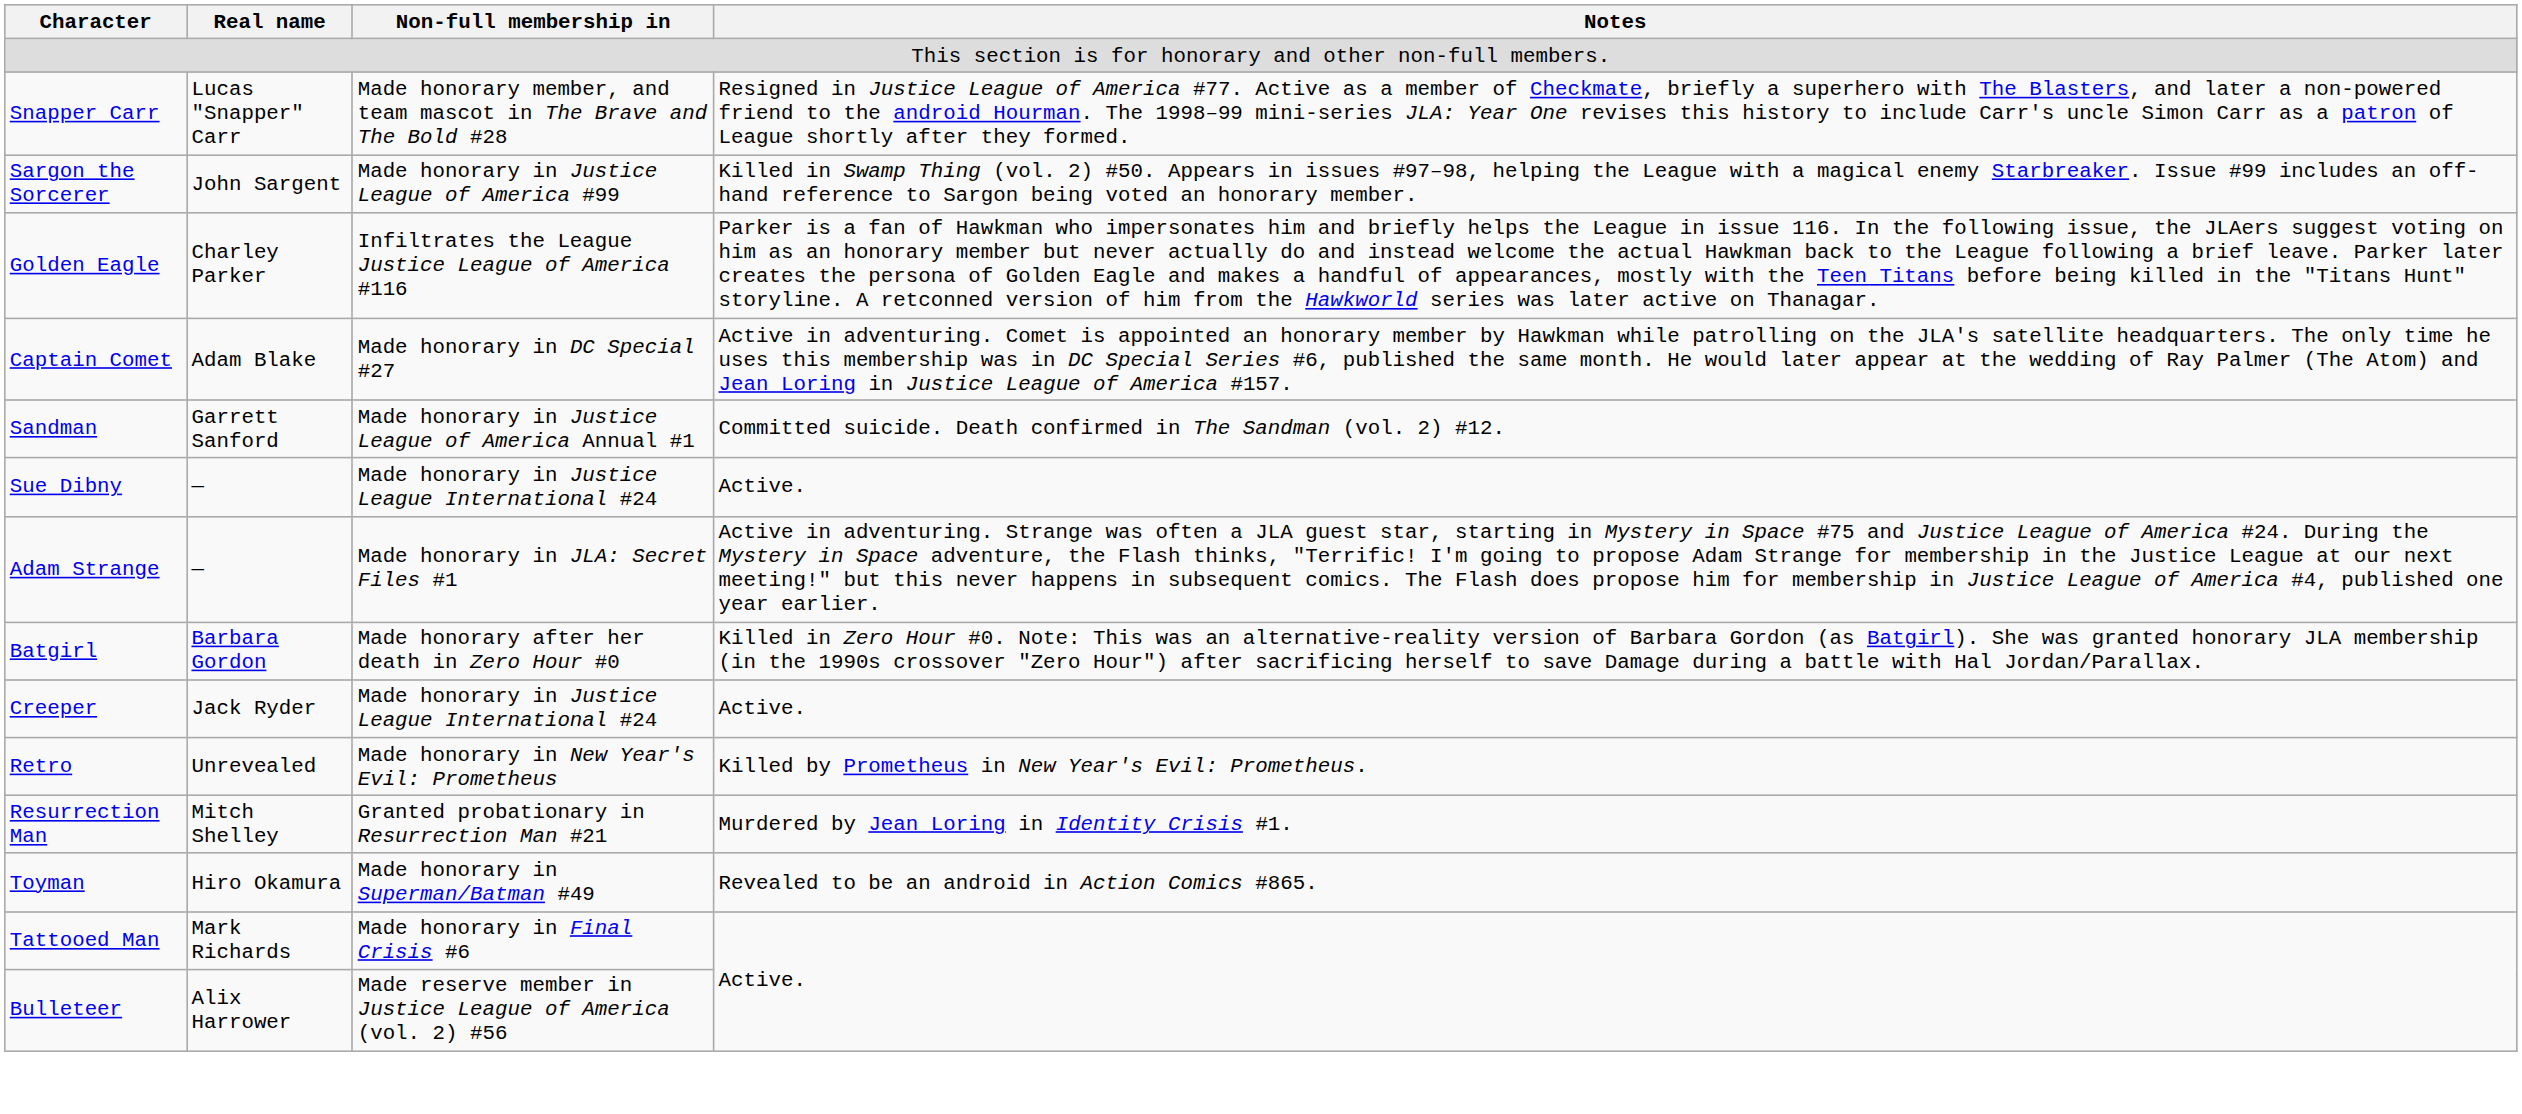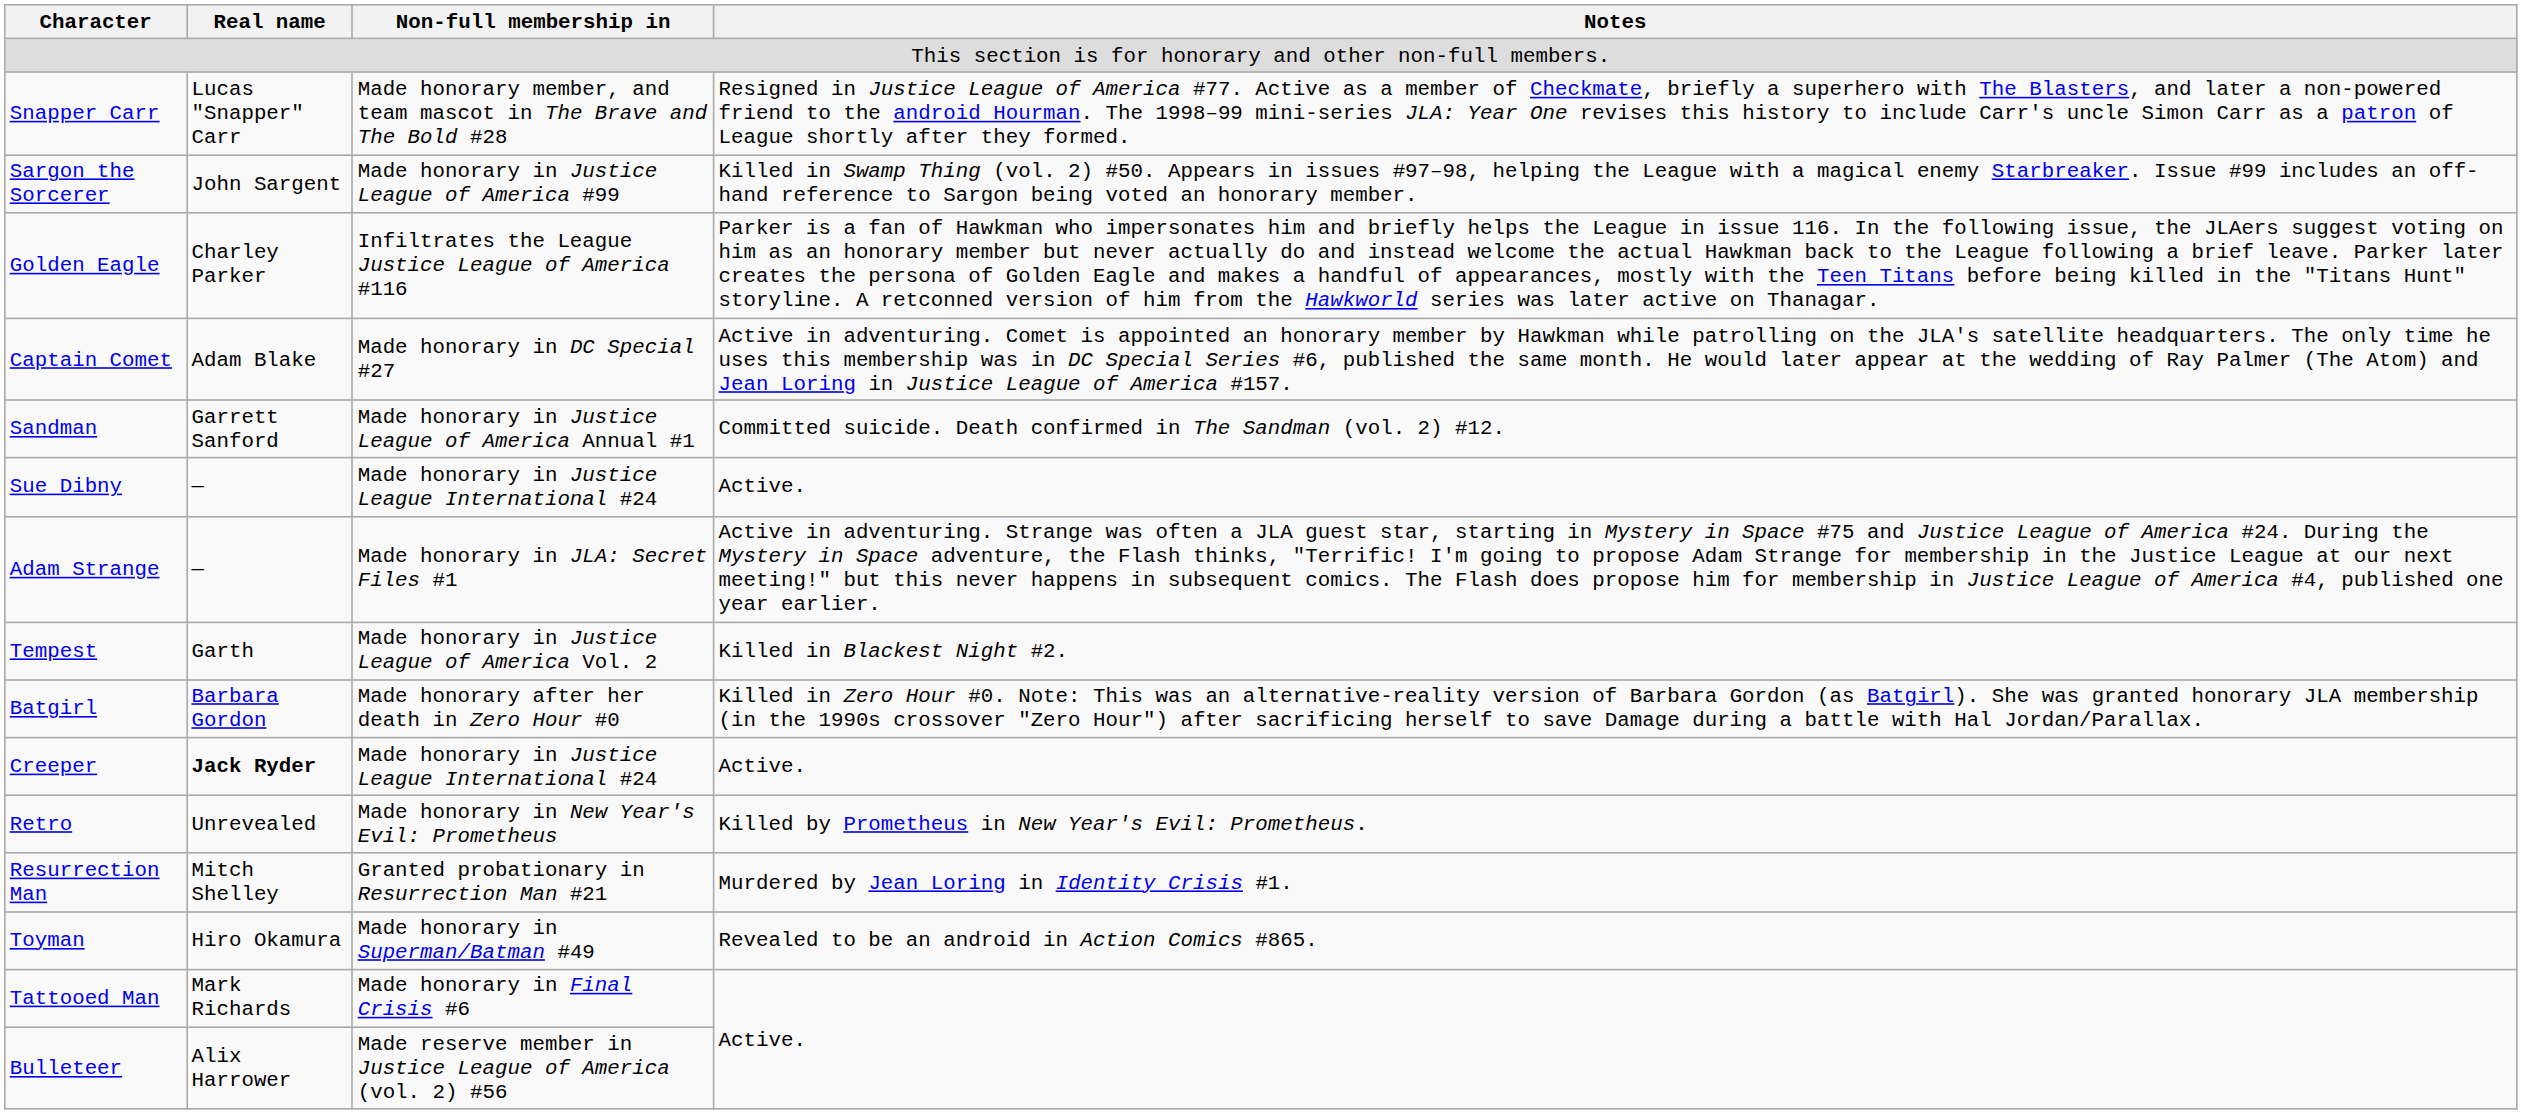+ row: (53, 651)
(254, 709) normal -> (254, 767) bold
